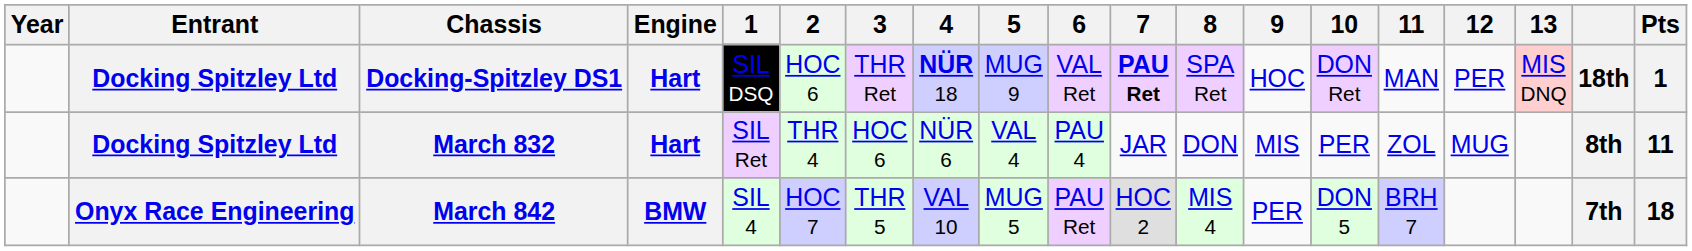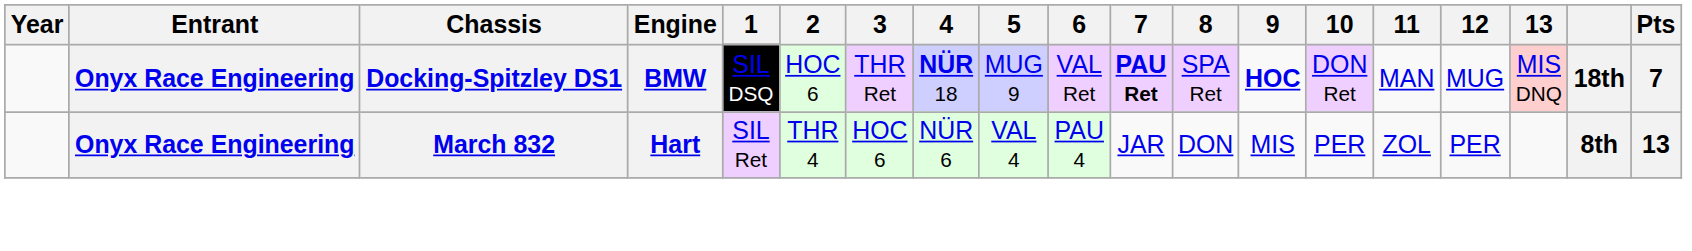(215, 78) Docking Spitzley Ltd -> (215, 78) Onyx Race Engineering
(675, 78) Hart -> (675, 78) BMW
(1277, 78) normal -> (1273, 78) bold
(1480, 78) PER -> (1475, 78) MUG
(1660, 78) 1 -> (1656, 78) 7
(215, 145) Docking Spitzley Ltd -> (215, 145) Onyx Race Engineering
(1480, 145) MUG -> (1475, 145) PER
(1661, 145) 11 -> (1656, 145) 13
- row: (494, 212)
